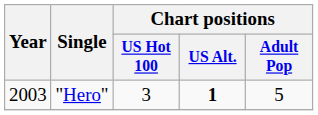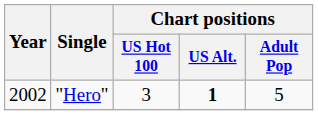(28, 94) 2003 -> (28, 94) 2002
